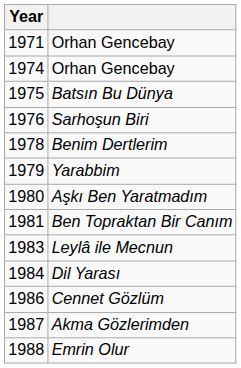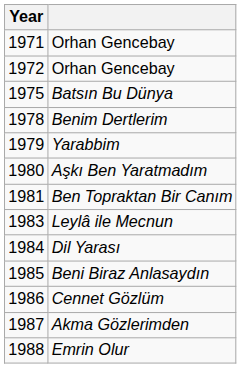+ row: (26, 68)
- row: (26, 68)
- row: (26, 119)
+ row: (26, 273)
